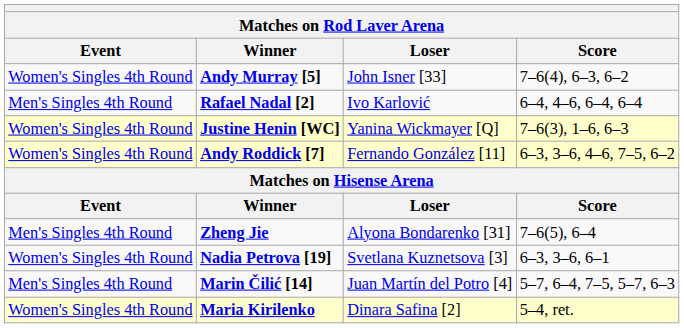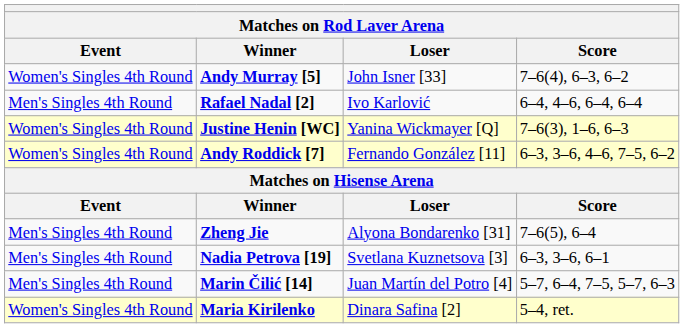(100, 257) Women's Singles 4th Round -> (90, 257) Men's Singles 4th Round
